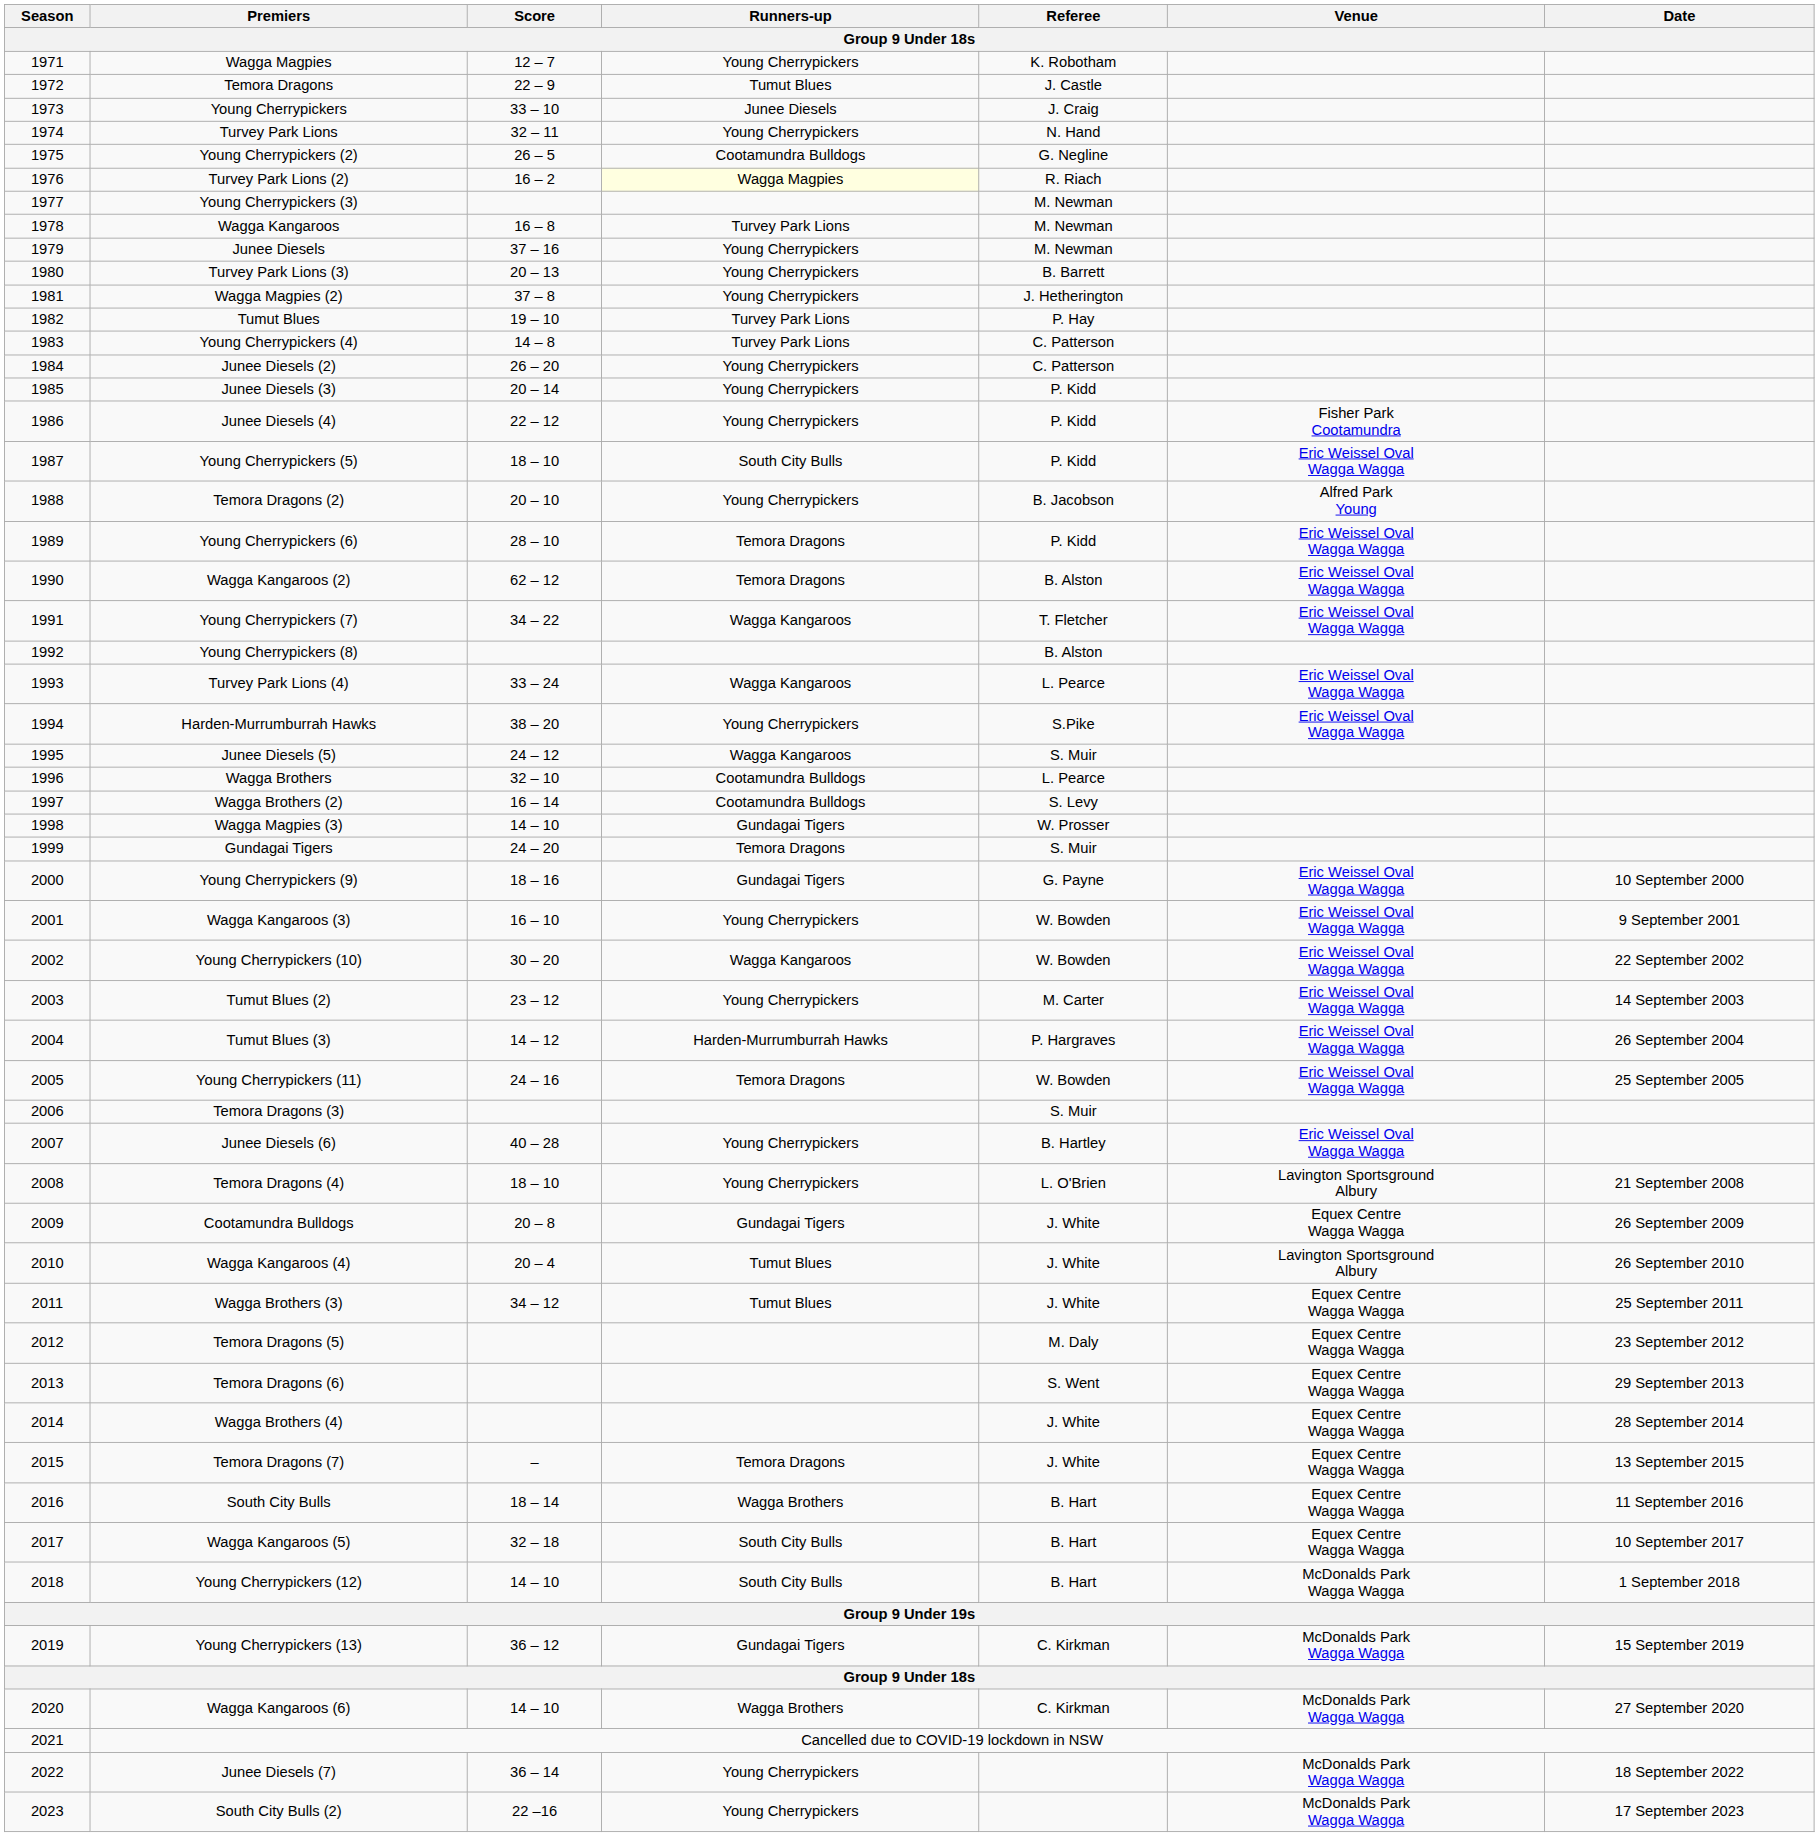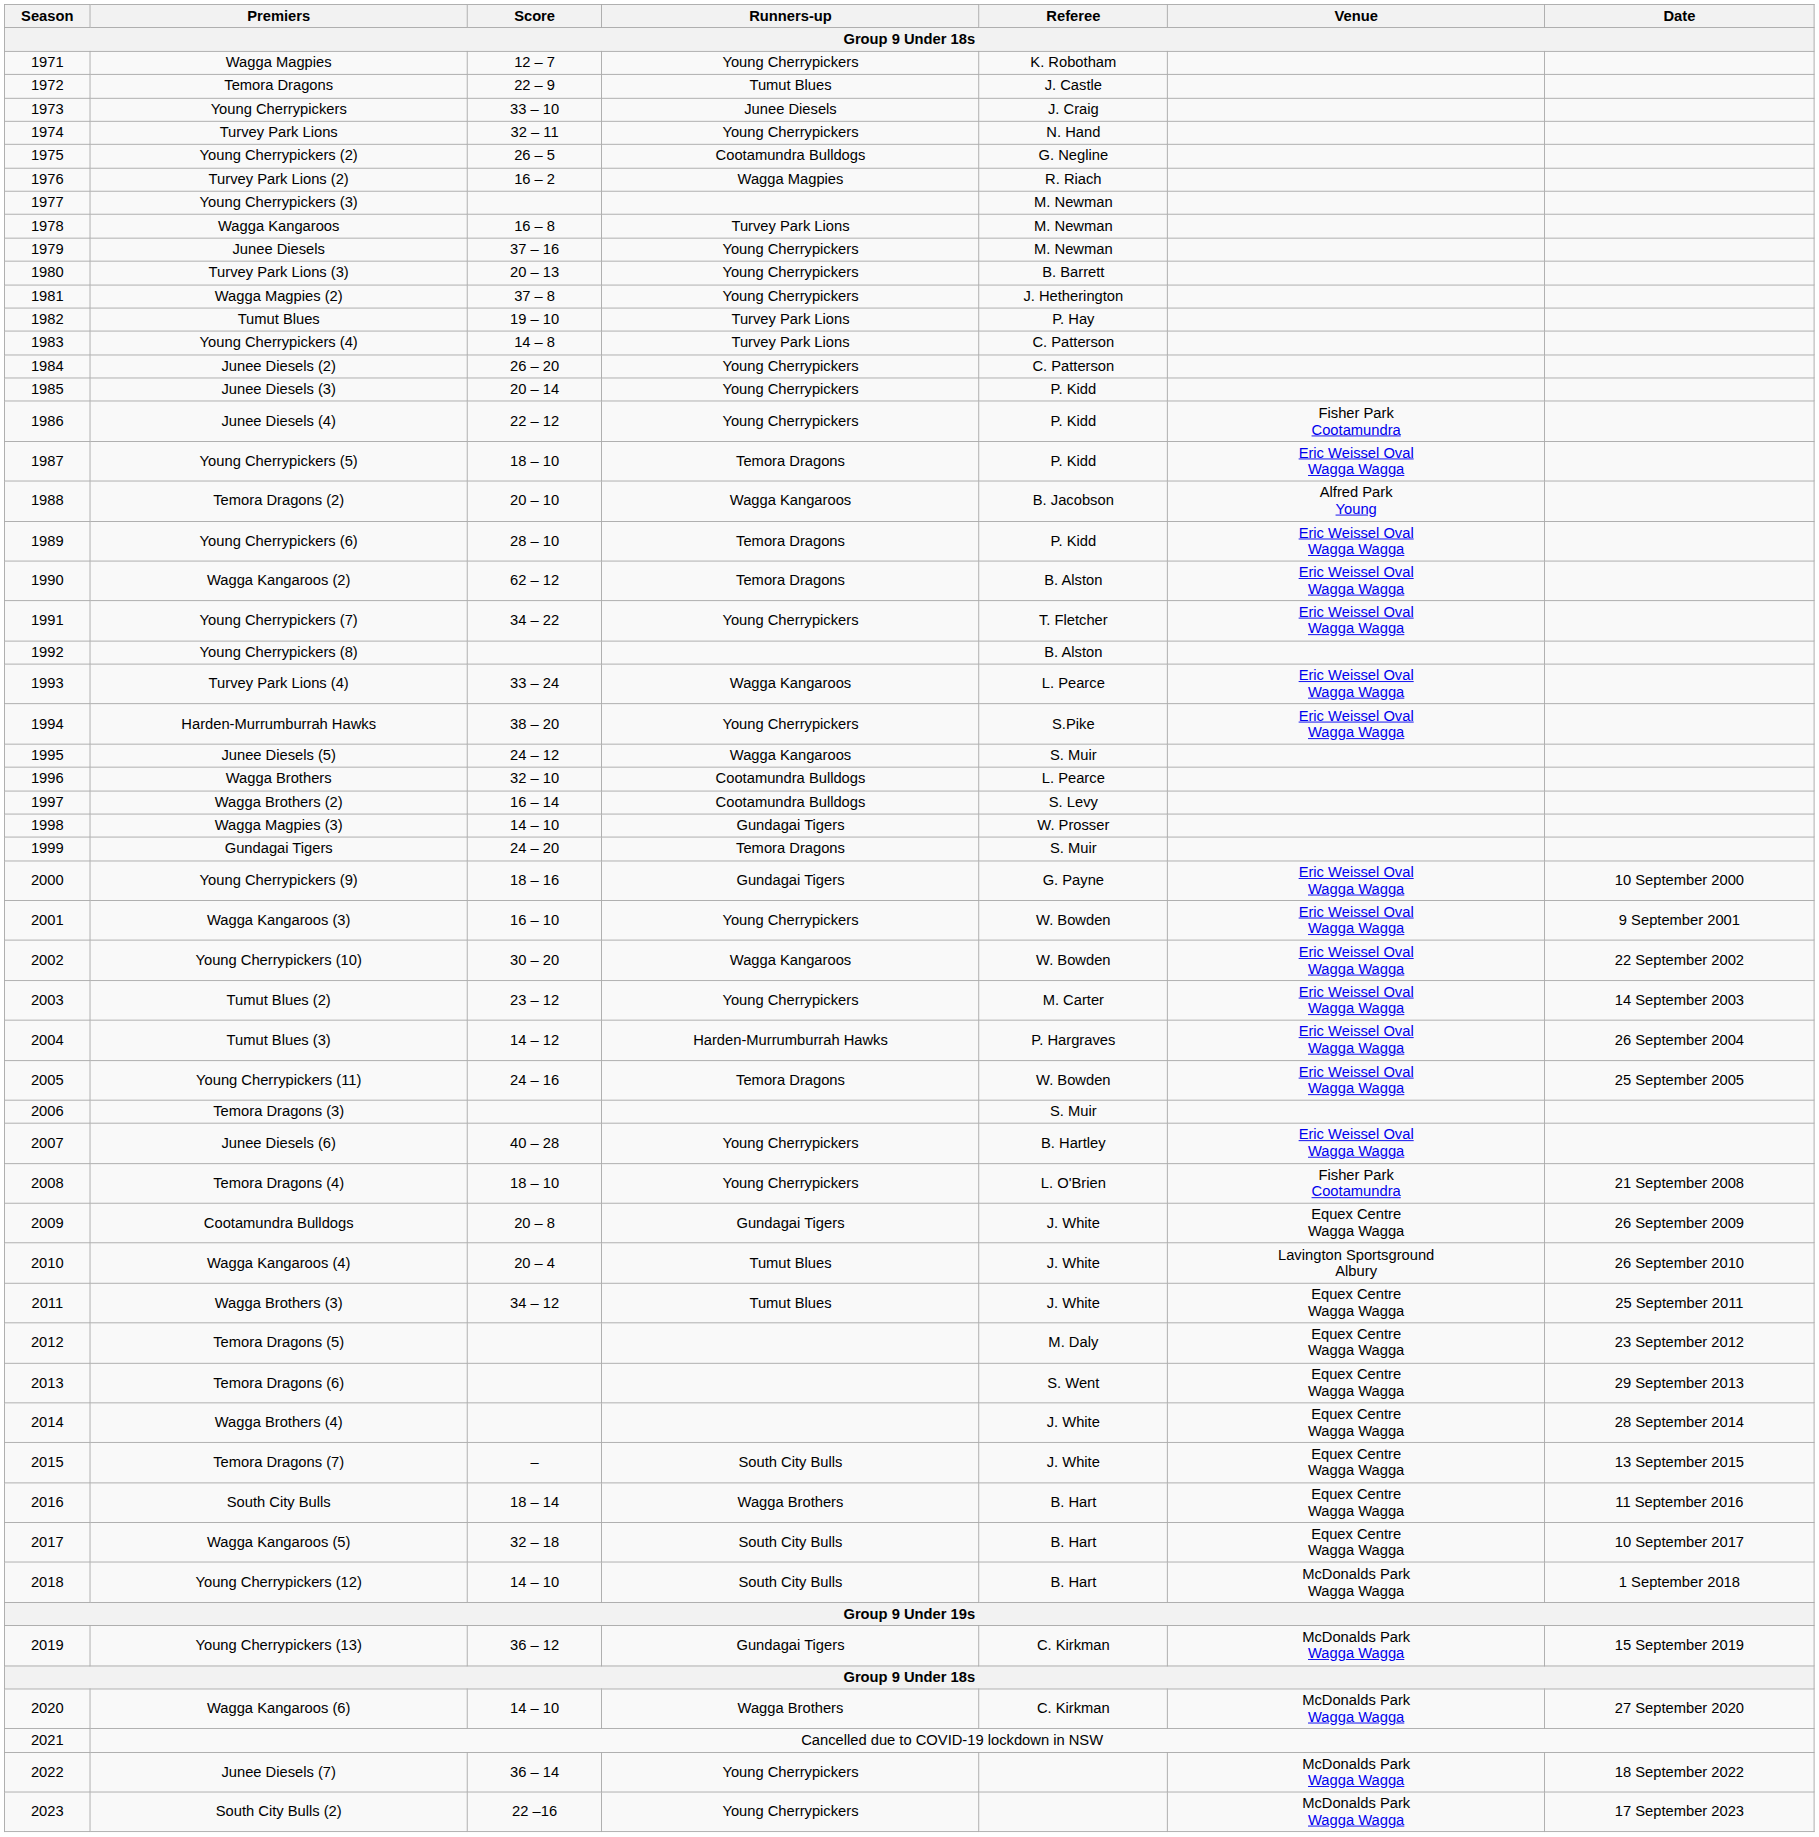(790, 179) lightyellow background -> (790, 179) no background
(790, 461) South City Bulls -> (790, 461) Temora Dragons
(790, 501) Young Cherrypickers -> (790, 501) Wagga Kangaroos
(790, 620) Wagga Kangaroos -> (790, 620) Young Cherrypickers
(1356, 1183) Lavington Sportsground Albury -> (1356, 1183) Fisher Park Cootamundra
(790, 1462) Temora Dragons -> (790, 1462) South City Bulls
